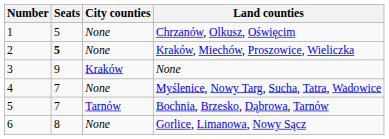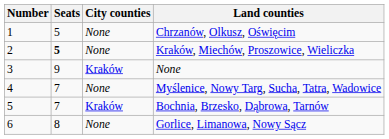(103, 106) Tarnów -> (104, 106) Kraków
